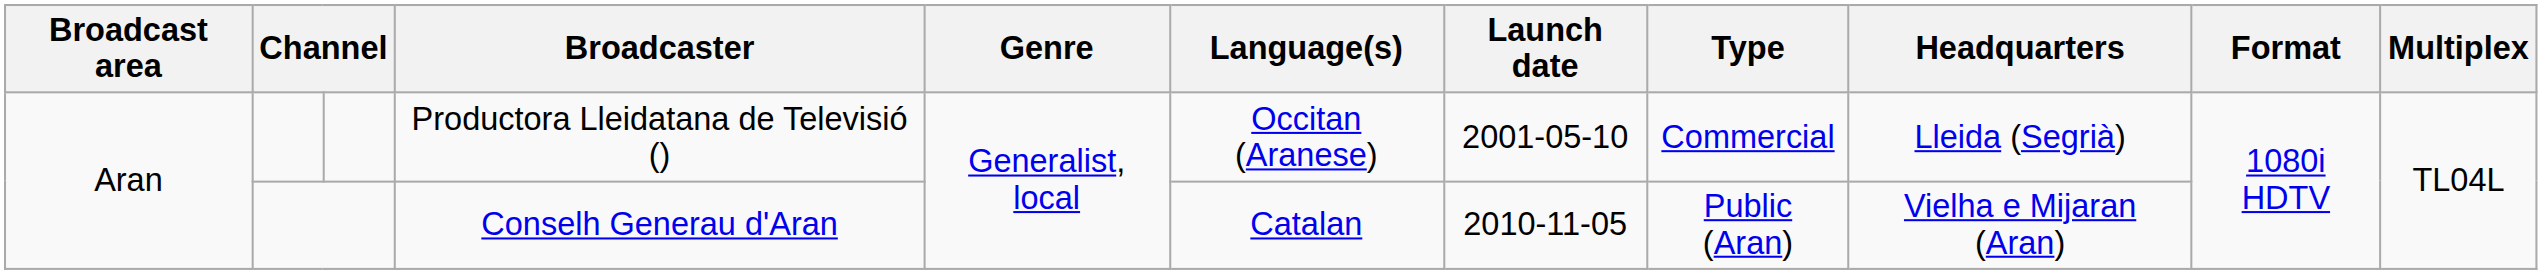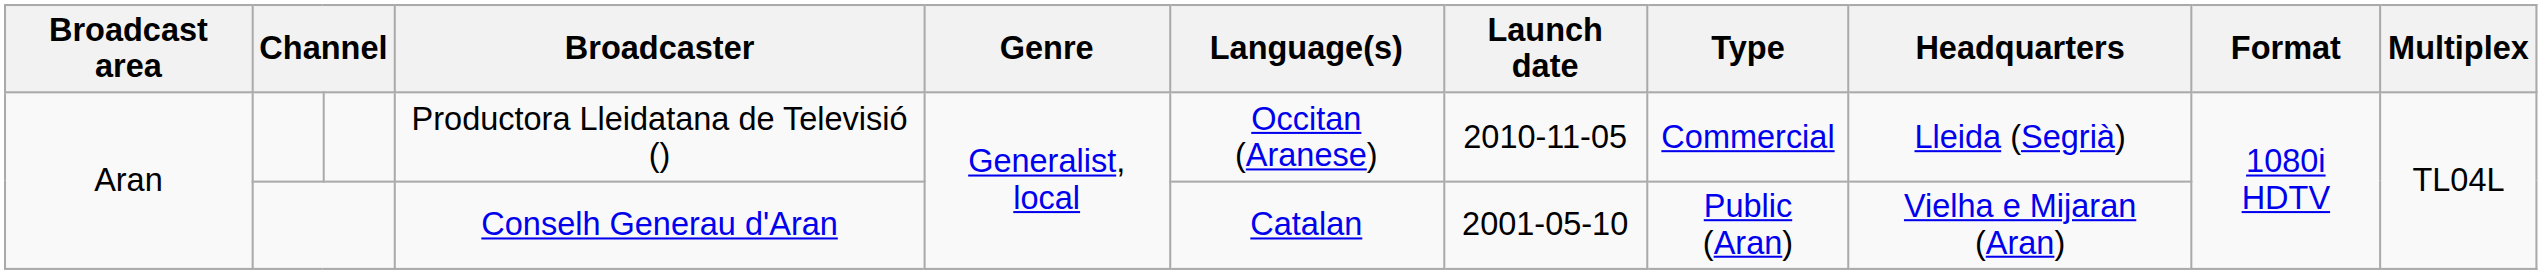(1545, 136) 2001-05-10 -> (1545, 136) 2010-11-05
(1545, 224) 2010-11-05 -> (1545, 224) 2001-05-10
